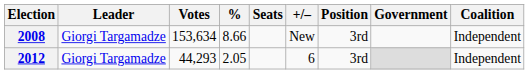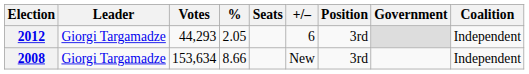rows swapped: (31, 36) <-> (31, 58)
